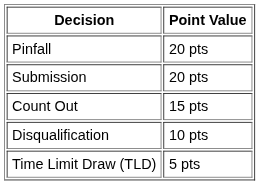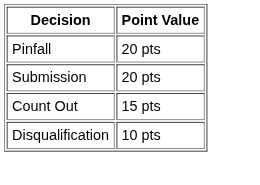- row: (84, 164)
